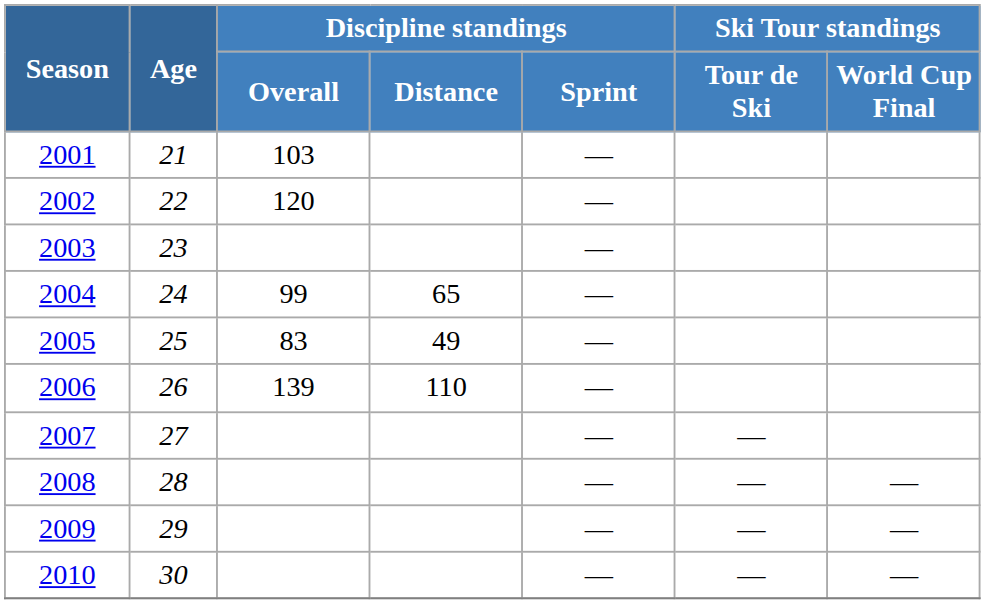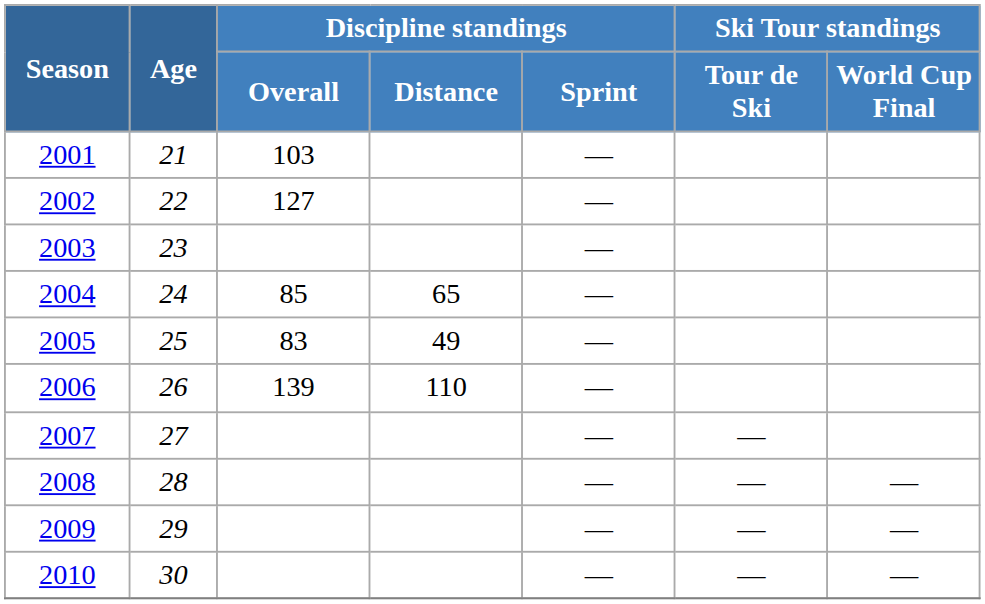(294, 201) 120 -> (294, 201) 127
(294, 294) 99 -> (294, 294) 85
